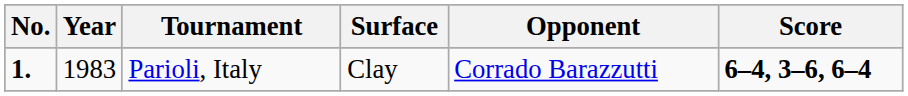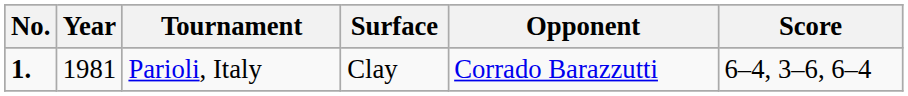(89, 68) 1983 -> (89, 68) 1981
(798, 68) bold -> (798, 68) normal
